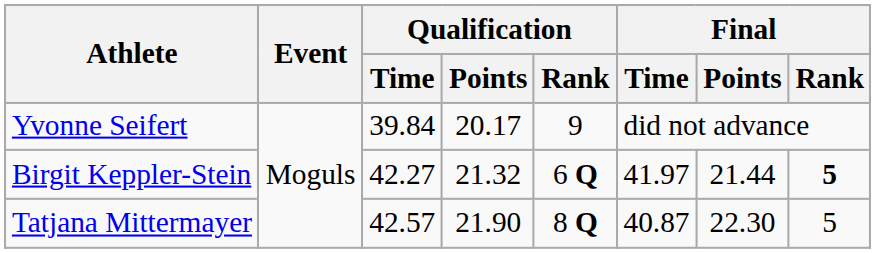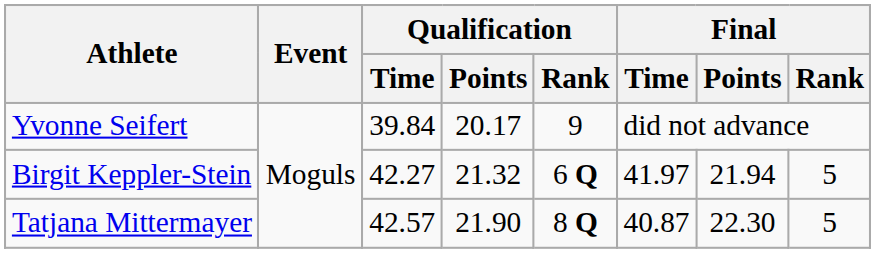(742, 174) 21.44 -> (742, 174) 21.94
(830, 174) bold -> (830, 174) normal
